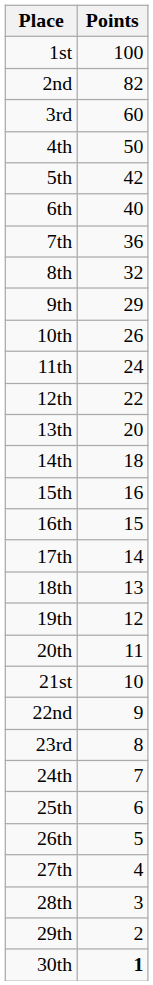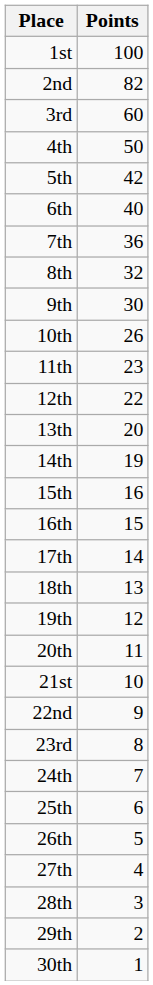(133, 304) 29 -> (133, 304) 30
(133, 367) 24 -> (133, 367) 23
(133, 461) 18 -> (133, 461) 19
(138, 964) bold -> (138, 964) normal
